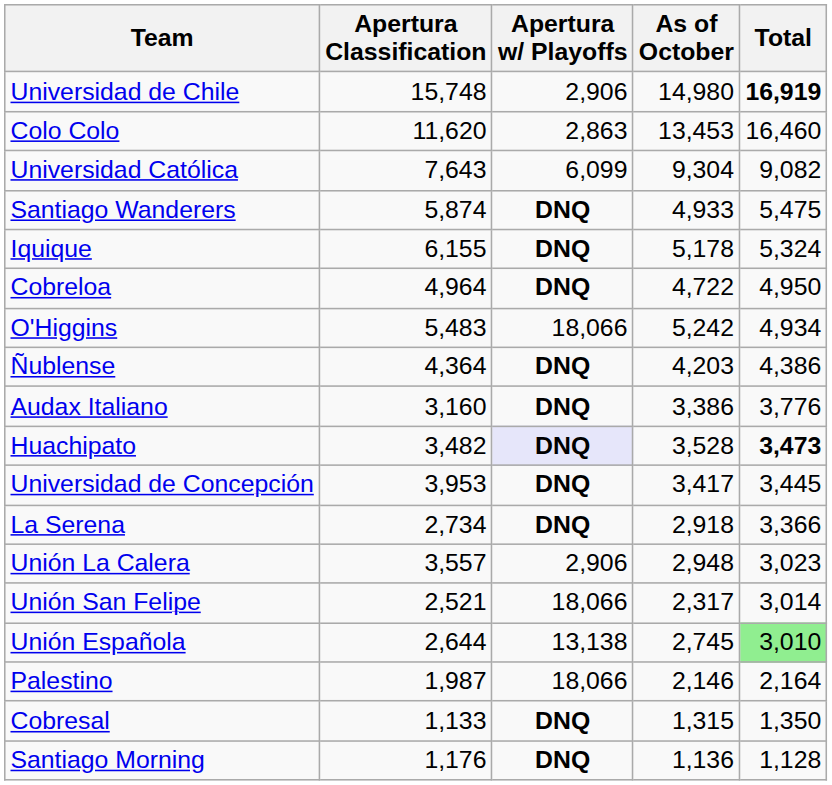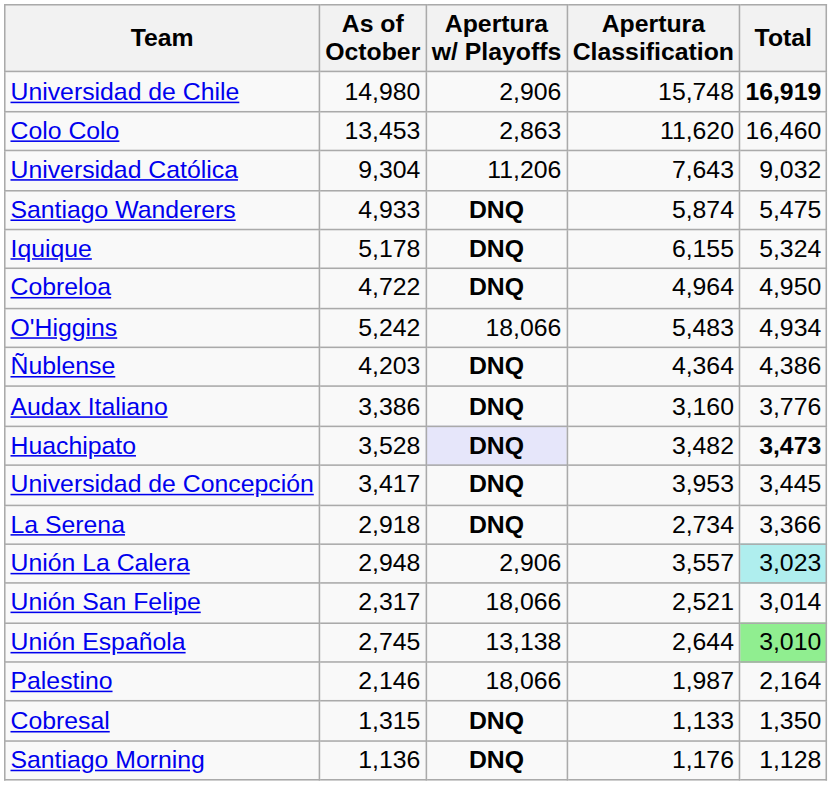columns swapped: (406, 38) <-> (686, 38)
(596, 170) 6,099 -> (524, 170) 11,206
(790, 170) 9,082 -> (790, 170) 9,032
(790, 563) no background -> (790, 563) paleturquoise background
